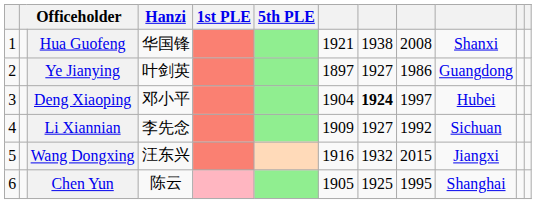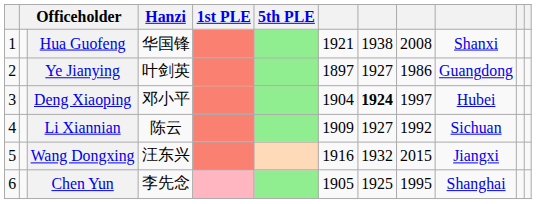(166, 127) 李先念 -> (166, 127) 陈云
(166, 183) 陈云 -> (166, 183) 李先念
